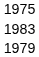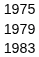rows swapped: (20, 48) <-> (20, 29)
